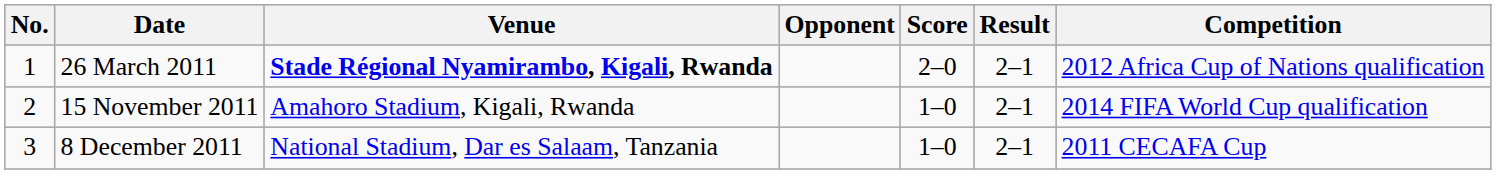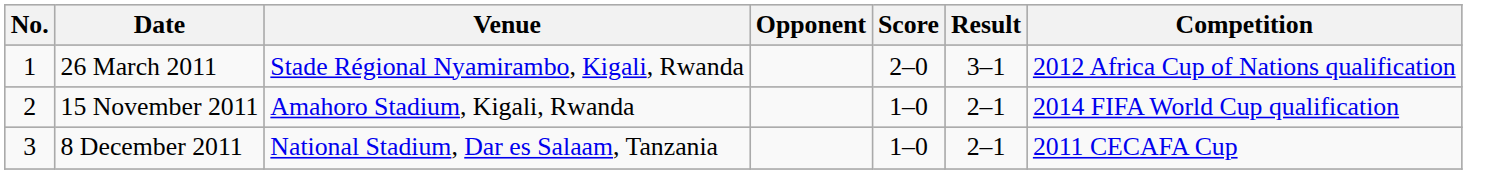(522, 65) bold -> (507, 65) normal
(1015, 65) 2–1 -> (986, 65) 3–1
